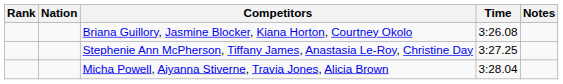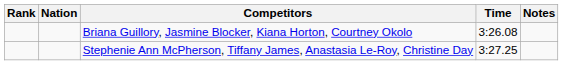- row: (236, 69)
